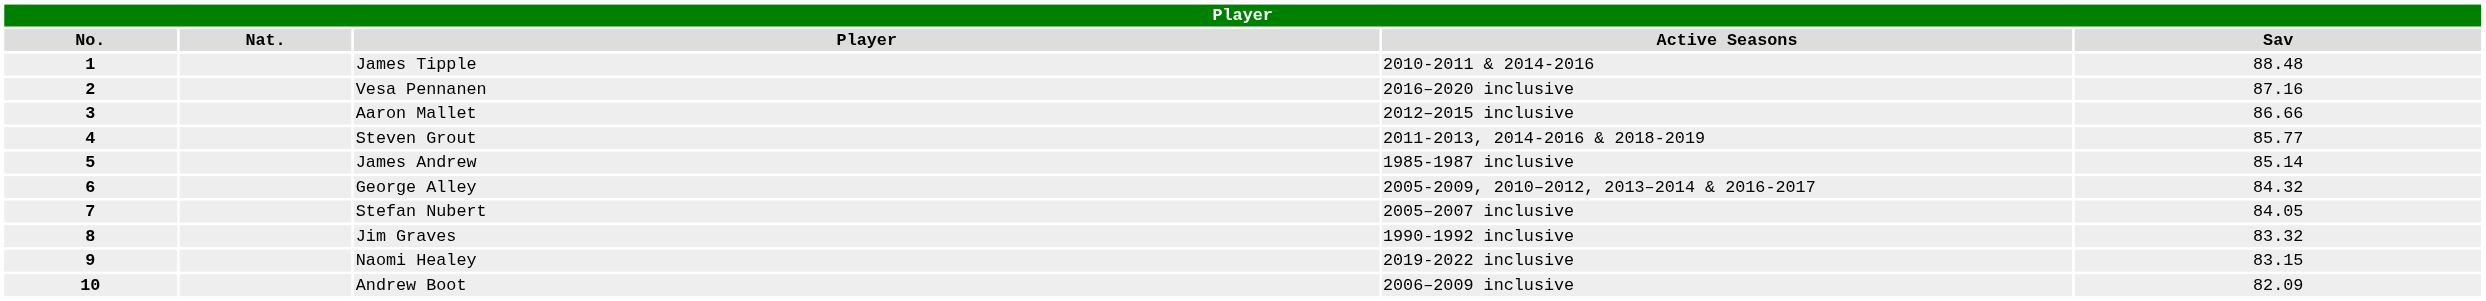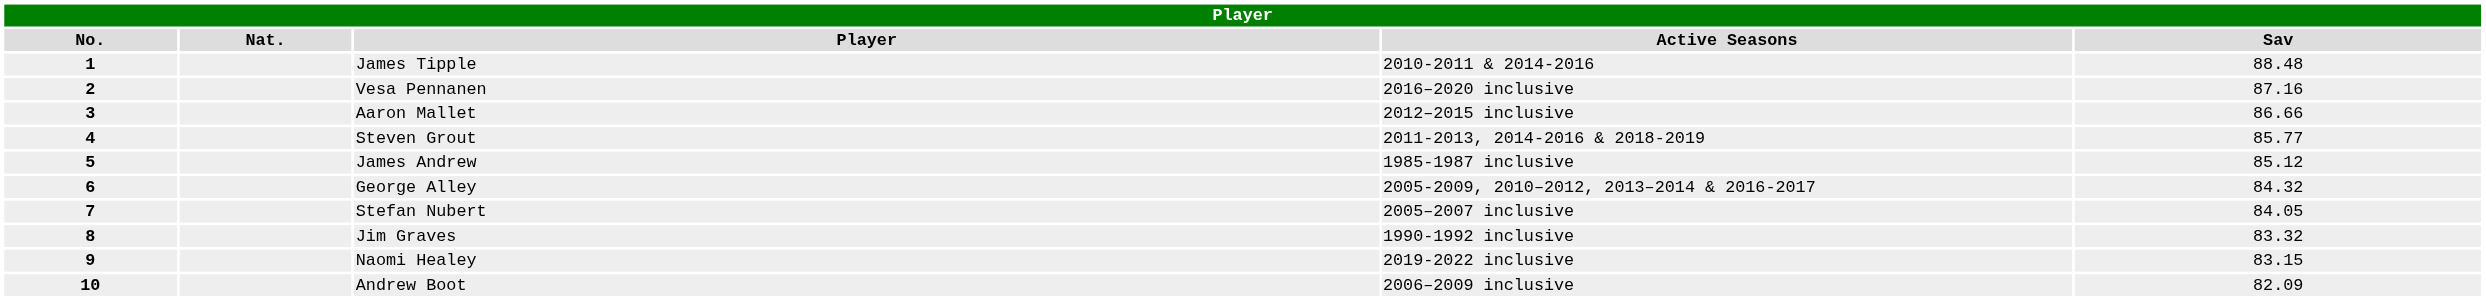(2278, 162) 85.14 -> (2278, 162) 85.12
